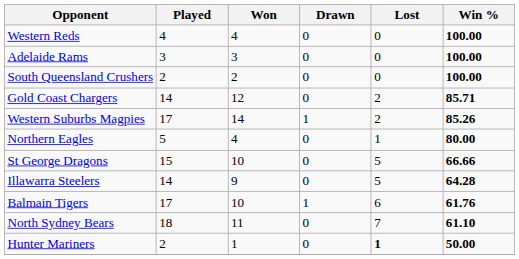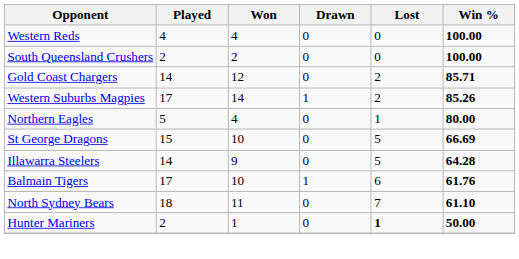- row: (48, 56)
(461, 160) 66.66 -> (461, 139) 66.69
